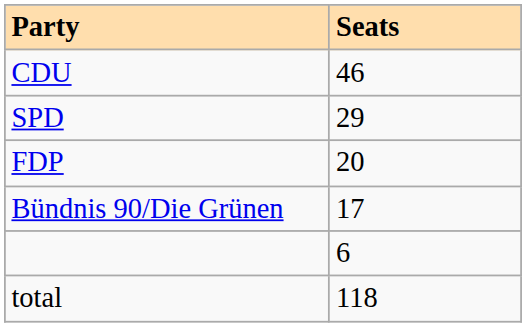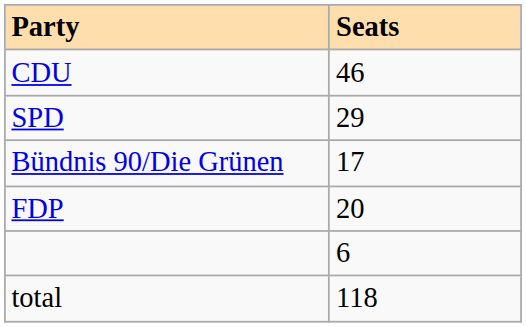rows swapped: (38, 162) <-> (148, 207)
